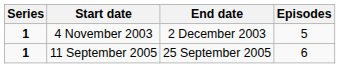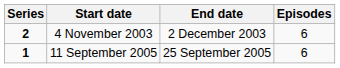(26, 33) 1 -> (26, 33) 2
(304, 33) 5 -> (304, 33) 6
